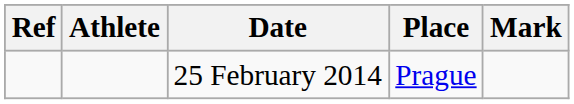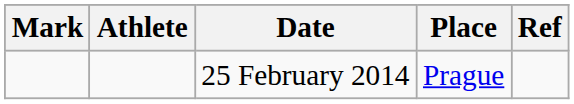columns swapped: (526, 27) <-> (34, 27)
